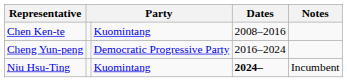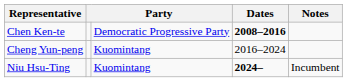(122, 31) Kuomintang -> (162, 31) Democratic Progressive Party
(260, 31) normal -> (260, 31) bold
(162, 49) Democratic Progressive Party -> (122, 49) Kuomintang
